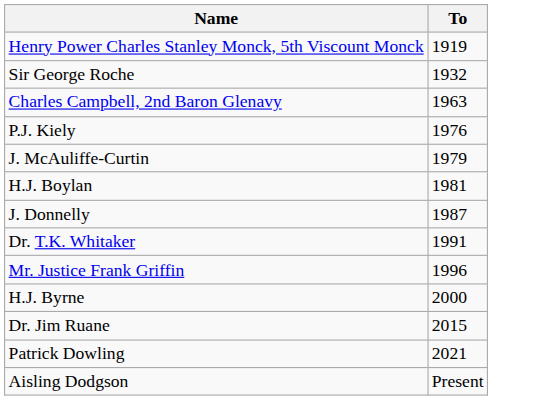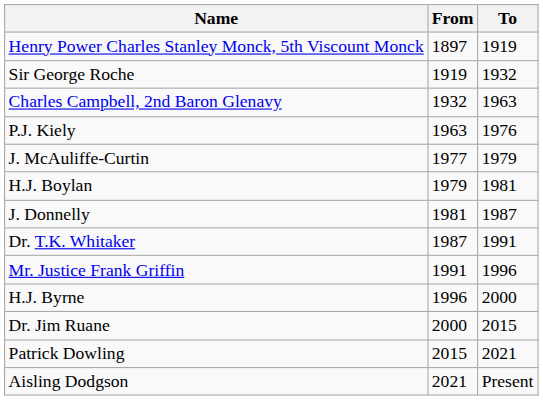+ column: (453, 18)
